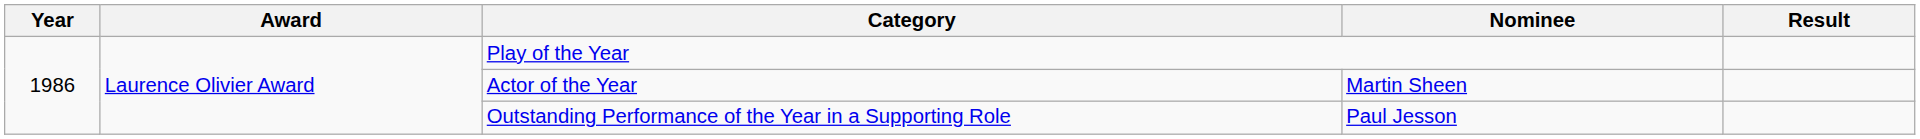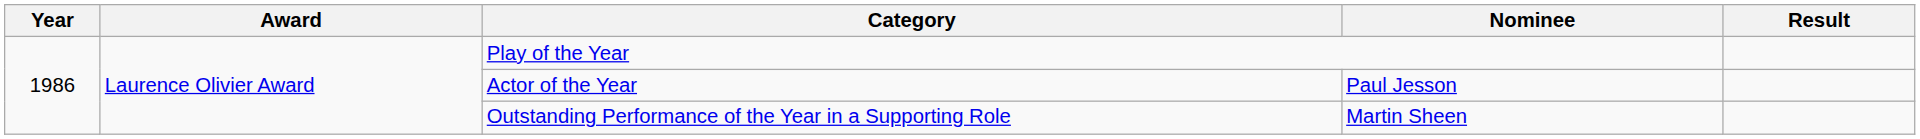(1407, 85) Martin Sheen -> (1402, 85) Paul Jesson
(1402, 117) Paul Jesson -> (1407, 117) Martin Sheen
